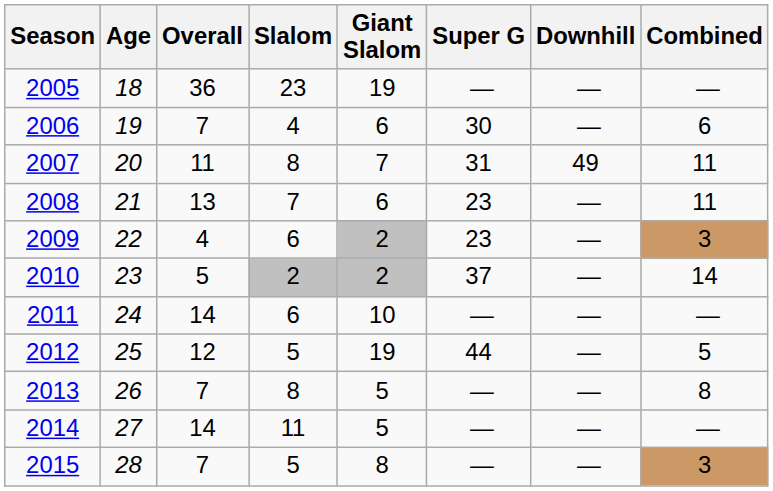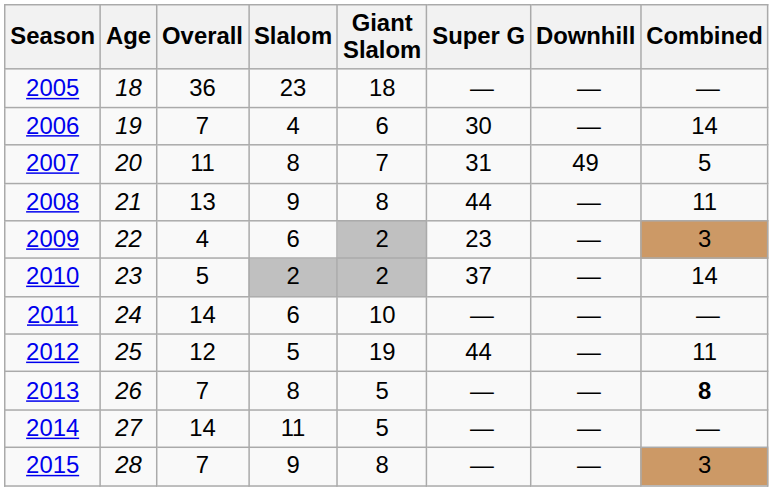(382, 88) 19 -> (382, 88) 18
(705, 125) 6 -> (705, 125) 14
(705, 163) 11 -> (705, 163) 5
(293, 201) 7 -> (293, 201) 9
(382, 201) 6 -> (382, 201) 8
(479, 201) 23 -> (479, 201) 44
(705, 352) 5 -> (705, 352) 11
(705, 390) normal -> (705, 390) bold
(293, 466) 5 -> (293, 466) 9
